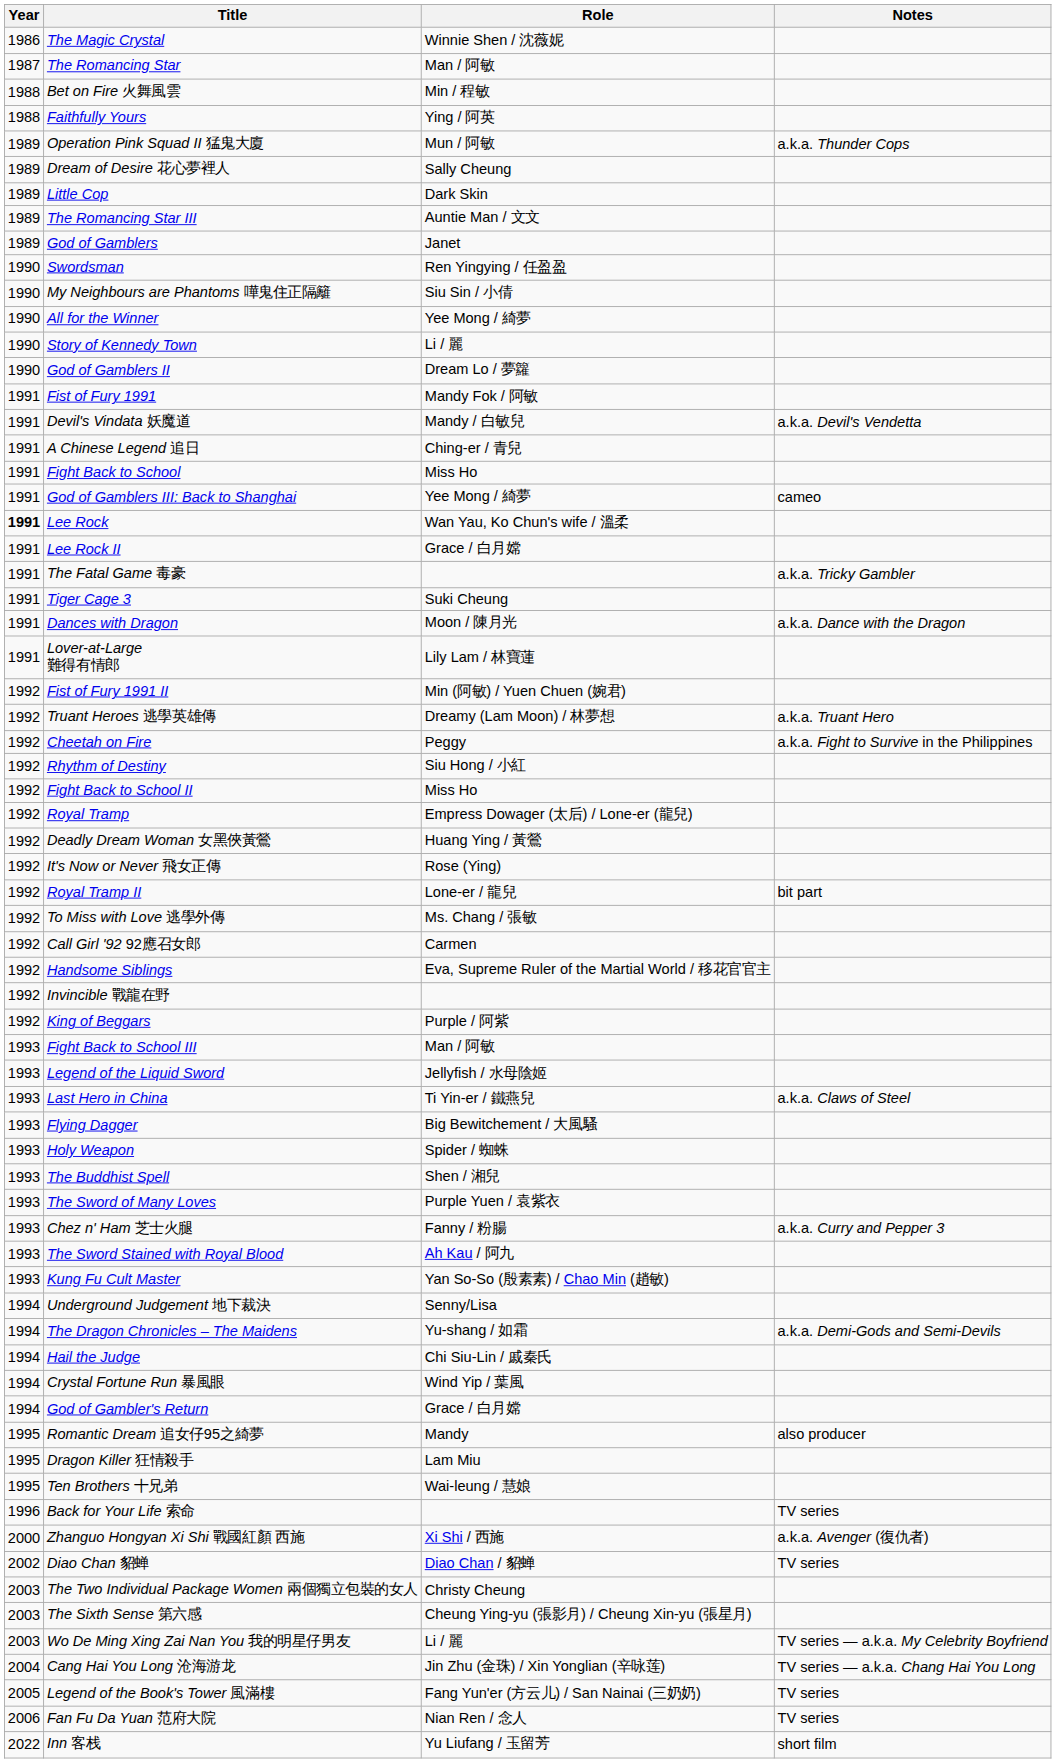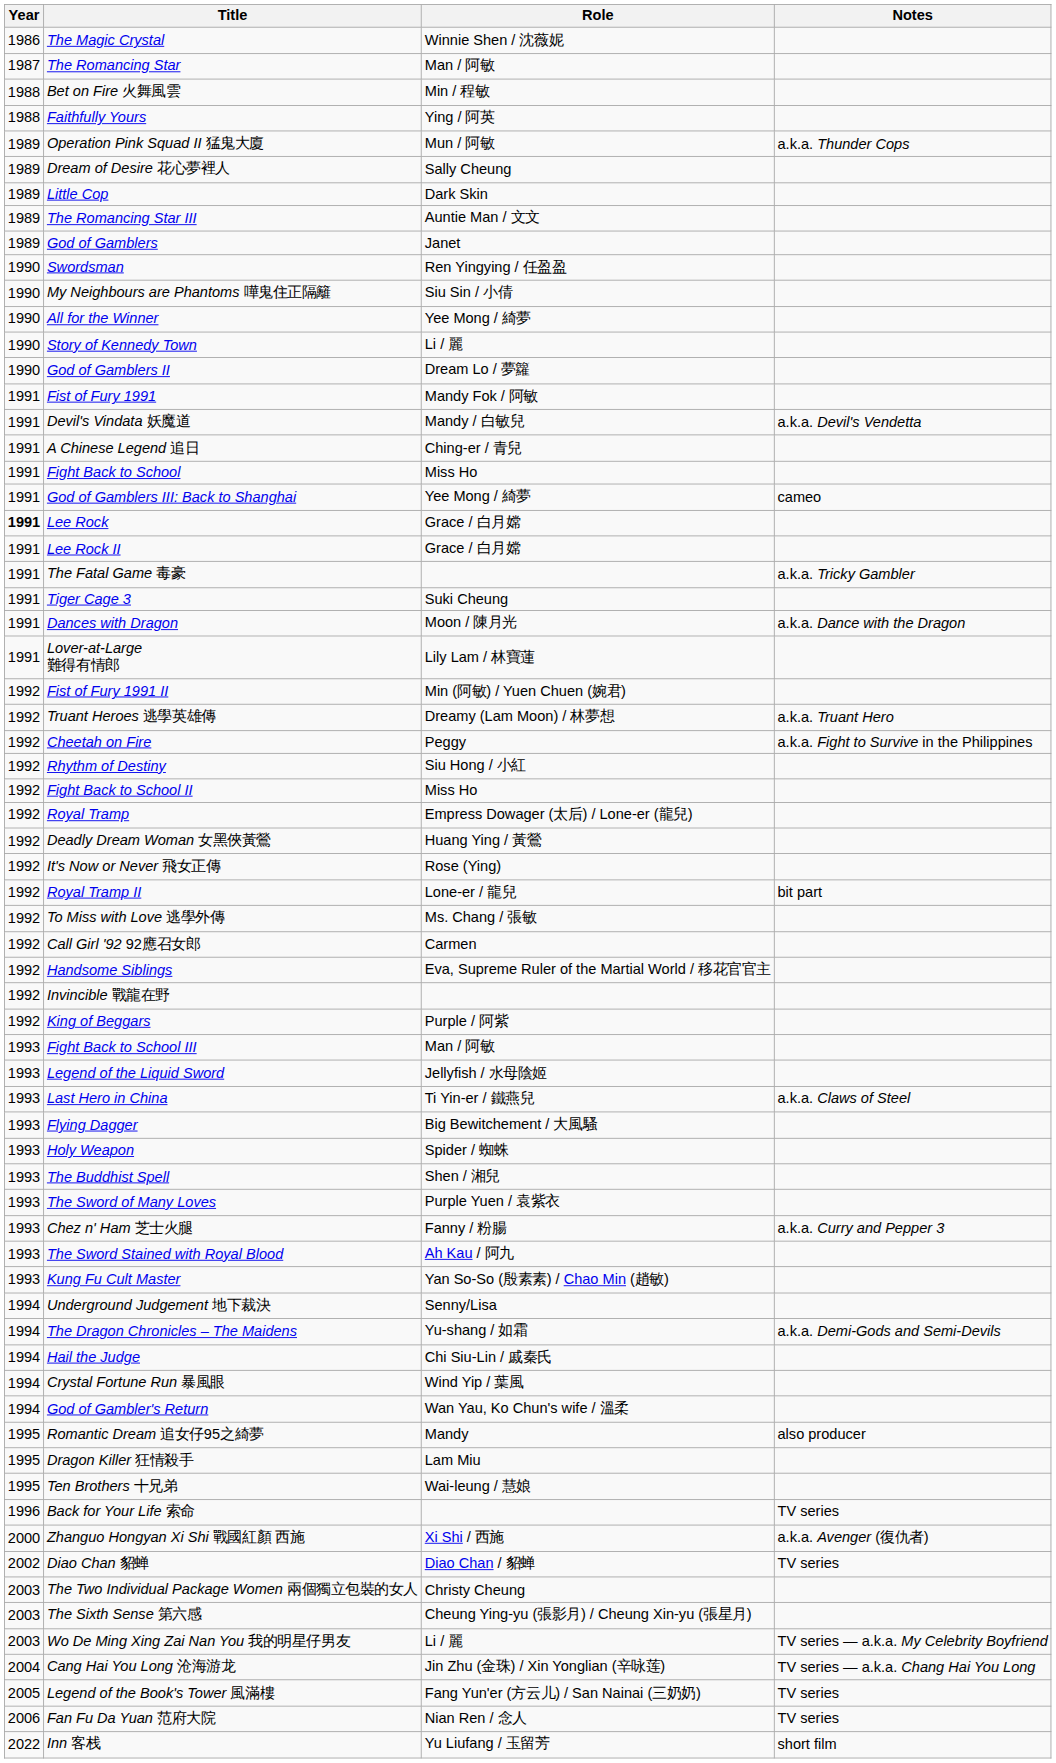(527, 522) Wan Yau, Ko Chun's wife / 溫柔 -> (472, 522) Grace / 白月嫦
(472, 1408) Grace / 白月嫦 -> (527, 1408) Wan Yau, Ko Chun's wife / 溫柔
